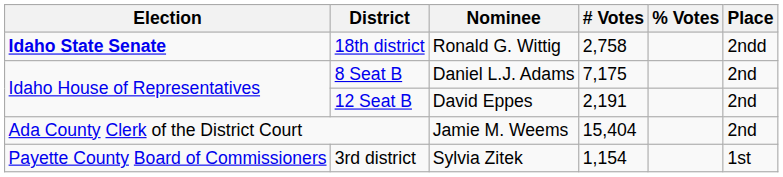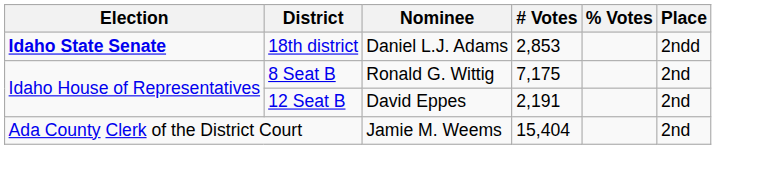(497, 46) Ronald G. Wittig -> (437, 46) Daniel L.J. Adams
(605, 46) 2,758 -> (538, 46) 2,853
(504, 74) Daniel L.J. Adams -> (430, 74) Ronald G. Wittig
- row: (375, 158)
